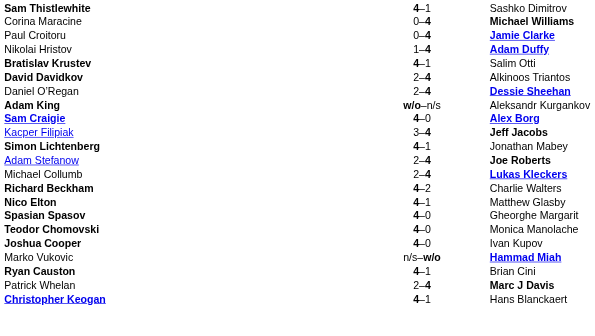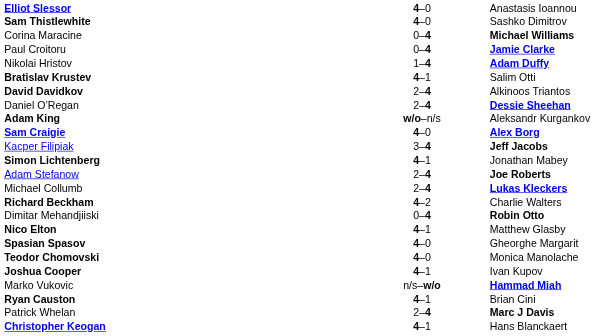+ row: (38, 8)
(422, 8) 4–1 -> (422, 22) 4–0
+ row: (52, 216)
(422, 244) 4–0 -> (422, 271) 4–1
